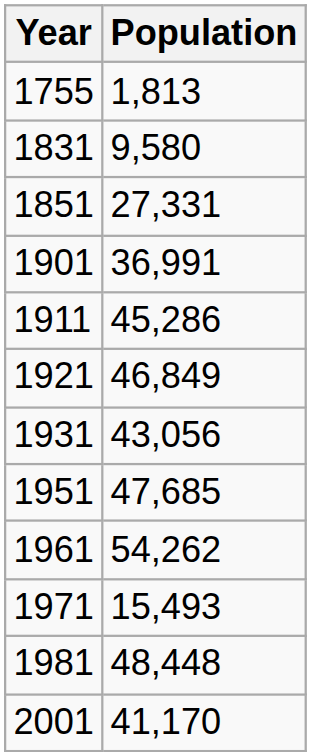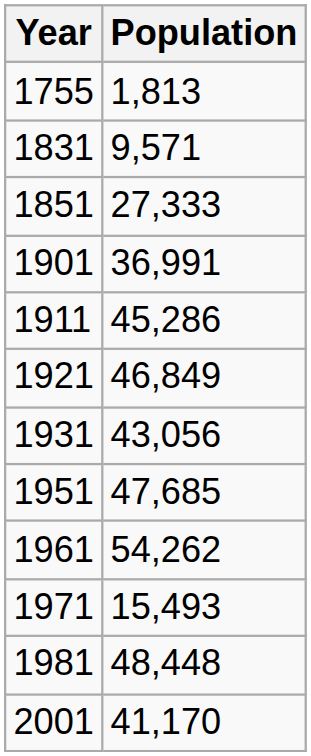(156, 148) 9,580 -> (156, 148) 9,571
(166, 205) 27,331 -> (166, 205) 27,333
